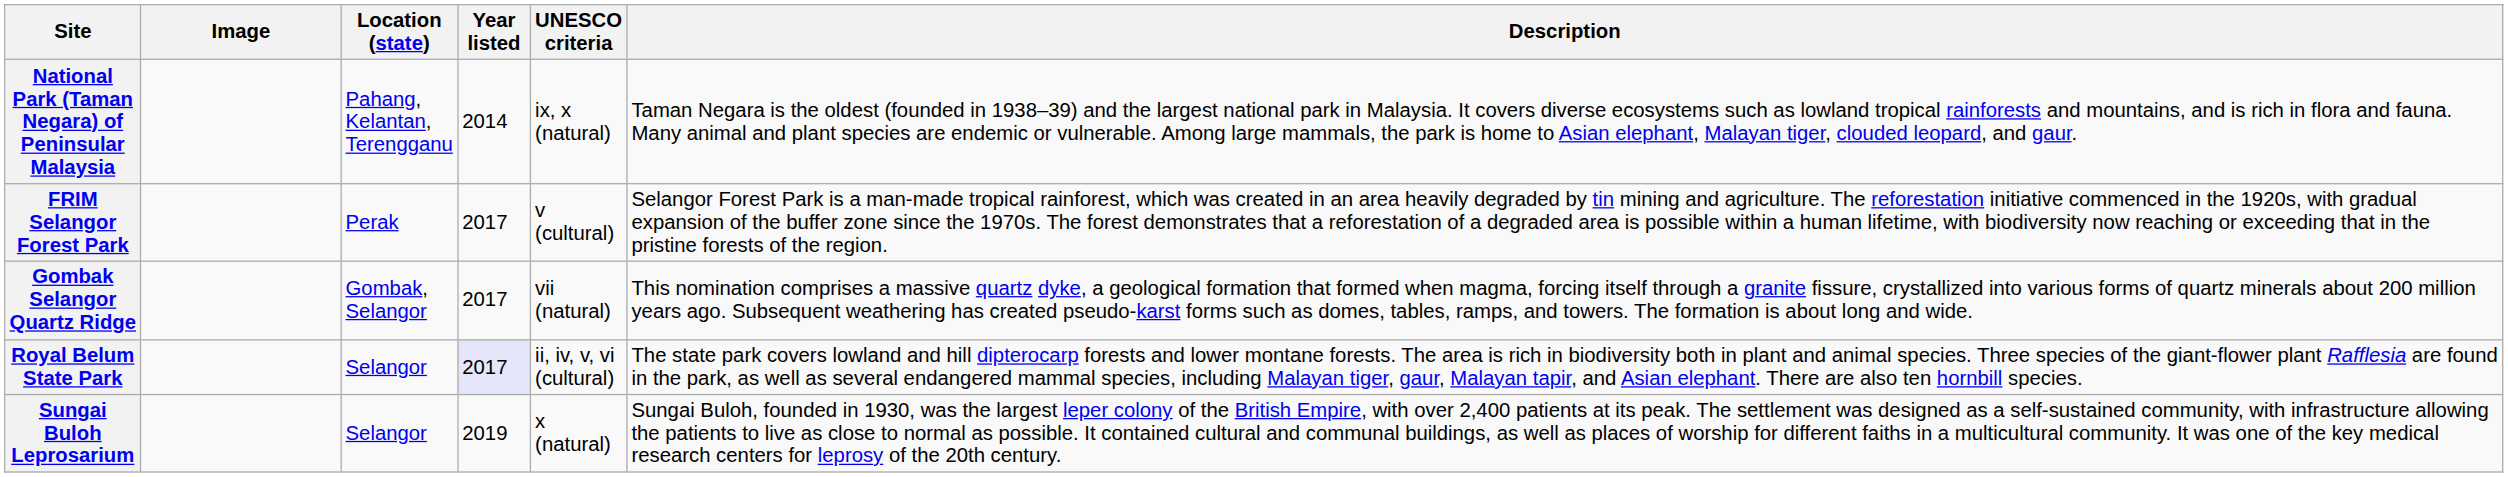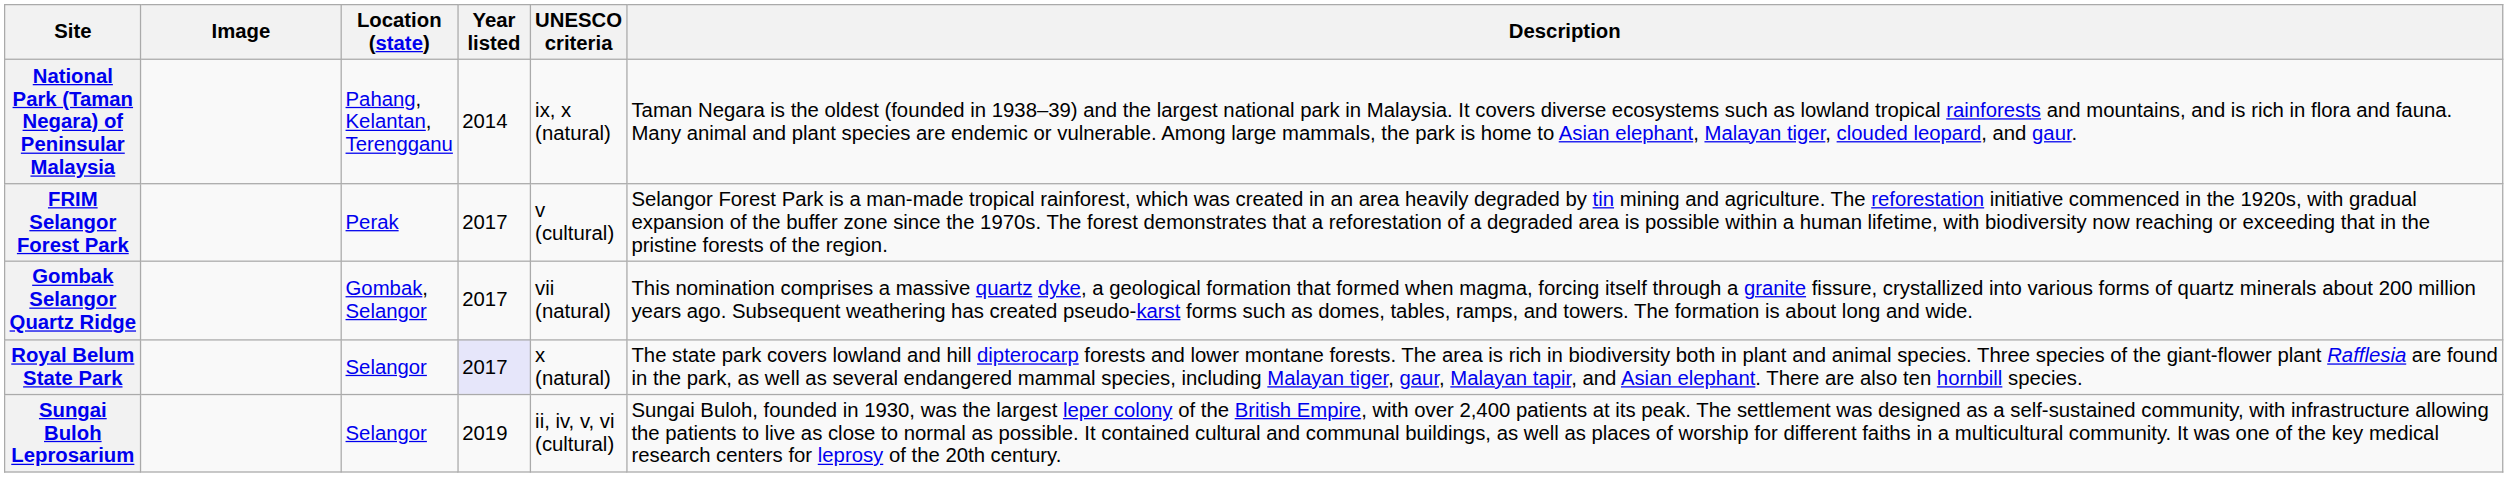(575, 366) ii, iv, v, vi (cultural) -> (573, 366) x (natural)
(573, 433) x (natural) -> (575, 433) ii, iv, v, vi (cultural)
